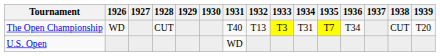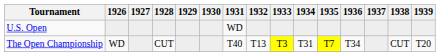rows swapped: (27, 44) <-> (55, 28)
